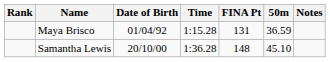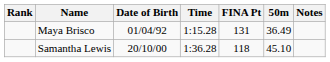(279, 30) 36.59 -> (279, 30) 36.49
(241, 48) 148 -> (241, 48) 118
